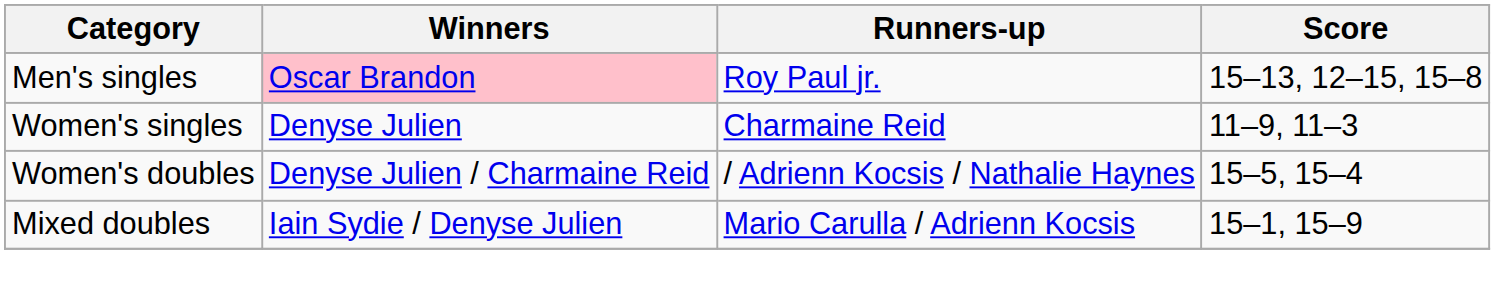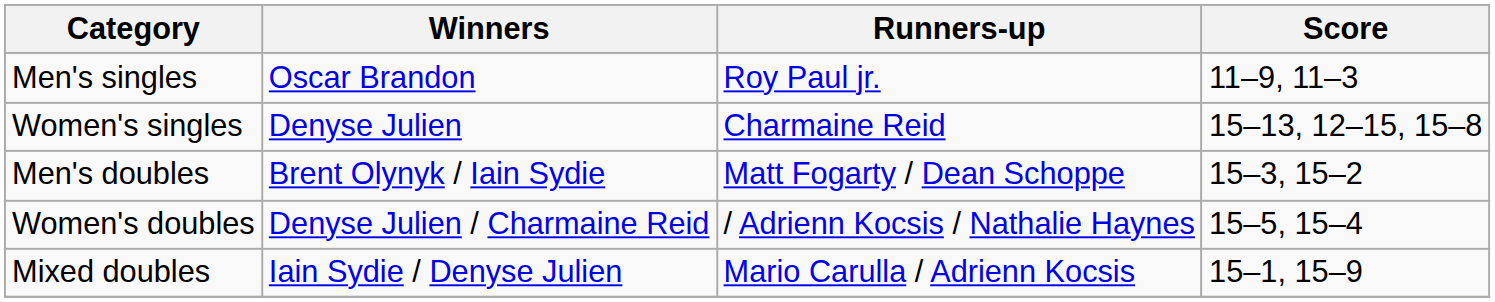(372, 77) pink background -> (372, 77) no background
(1346, 77) 15–13, 12–15, 15–8 -> (1284, 77) 11–9, 11–3
(1284, 126) 11–9, 11–3 -> (1346, 126) 15–13, 12–15, 15–8
+ row: (111, 175)
